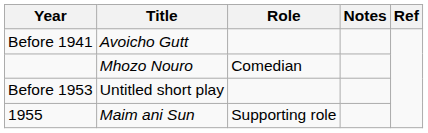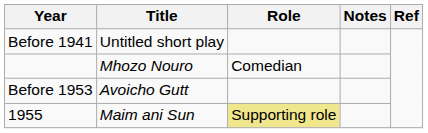(144, 41) Avoicho Gutt -> (162, 41) Untitled short play
(162, 90) Untitled short play -> (144, 90) Avoicho Gutt
(284, 115) no background -> (284, 115) khaki background
